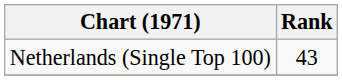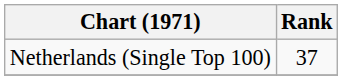(307, 57) 43 -> (307, 57) 37
